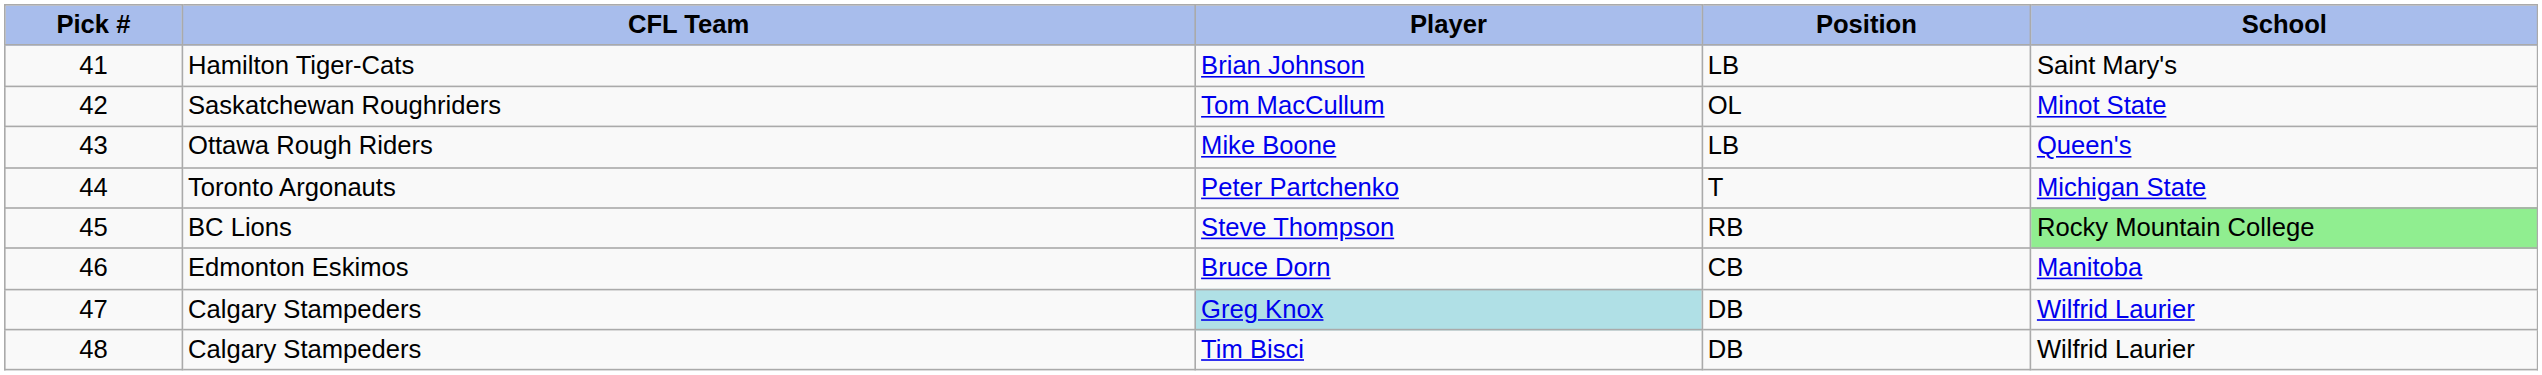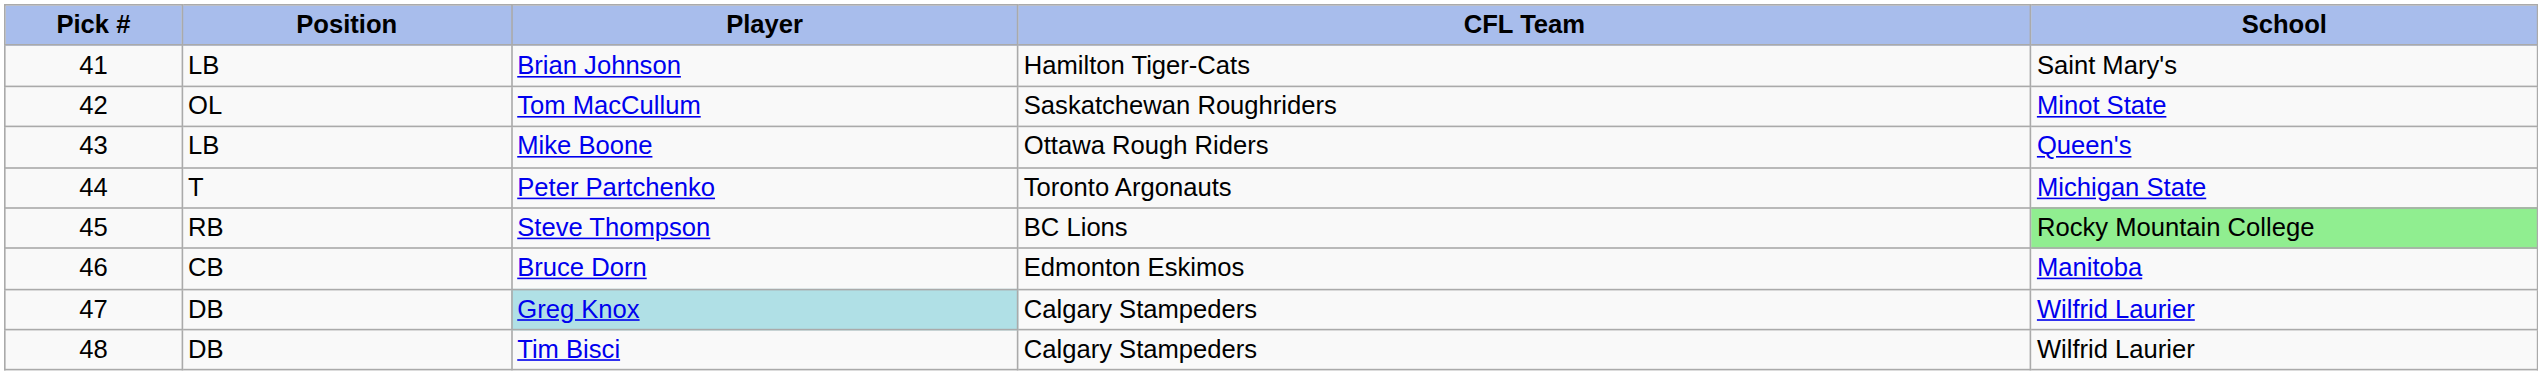columns swapped: (689, 24) <-> (1866, 24)
